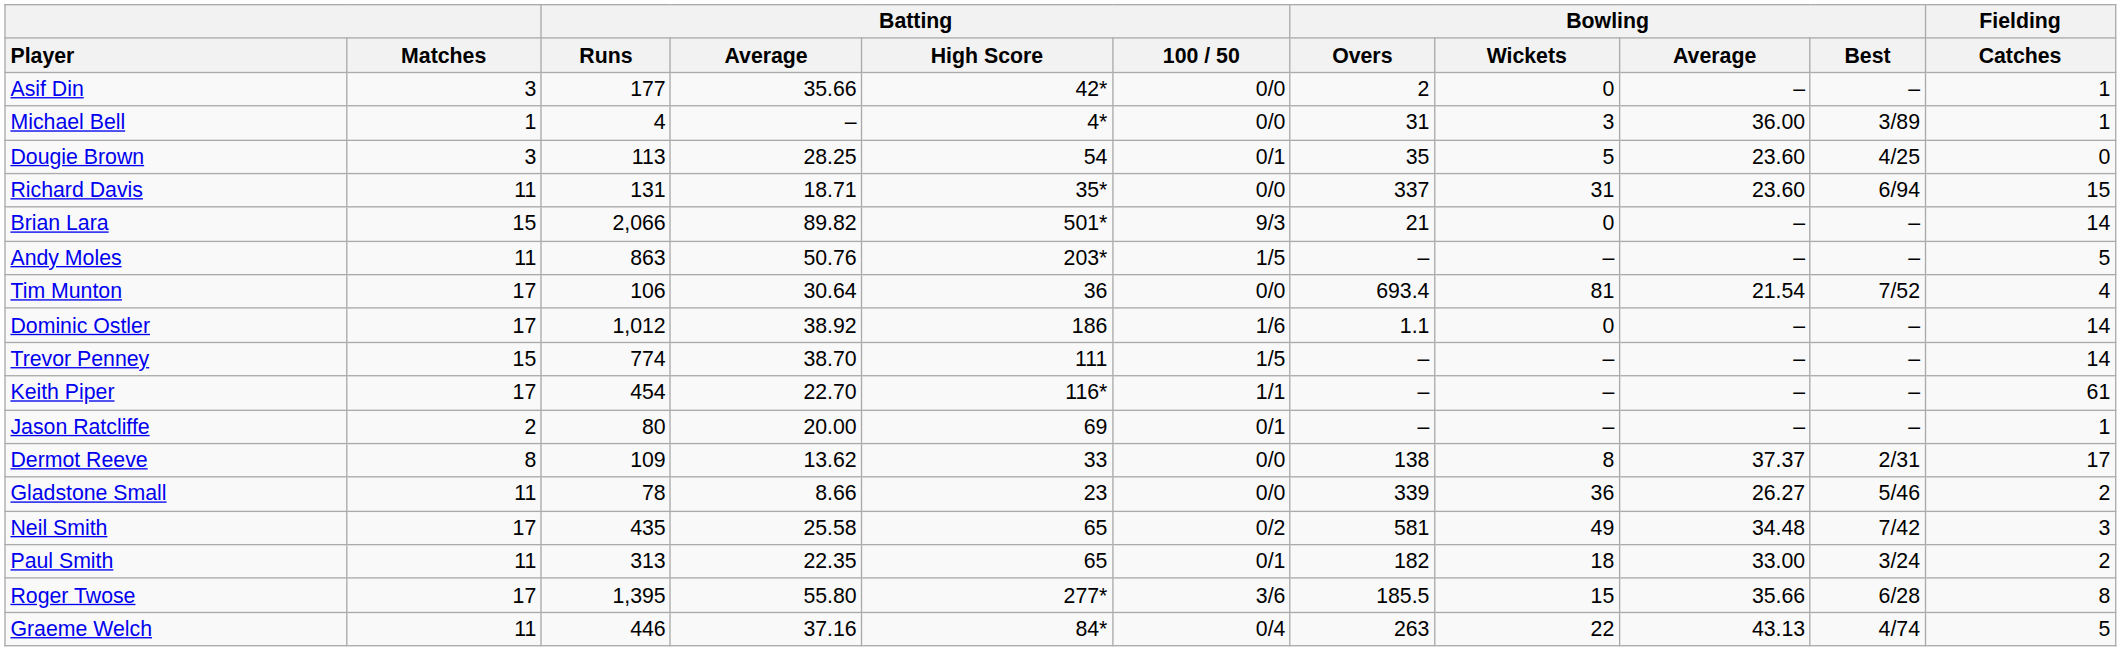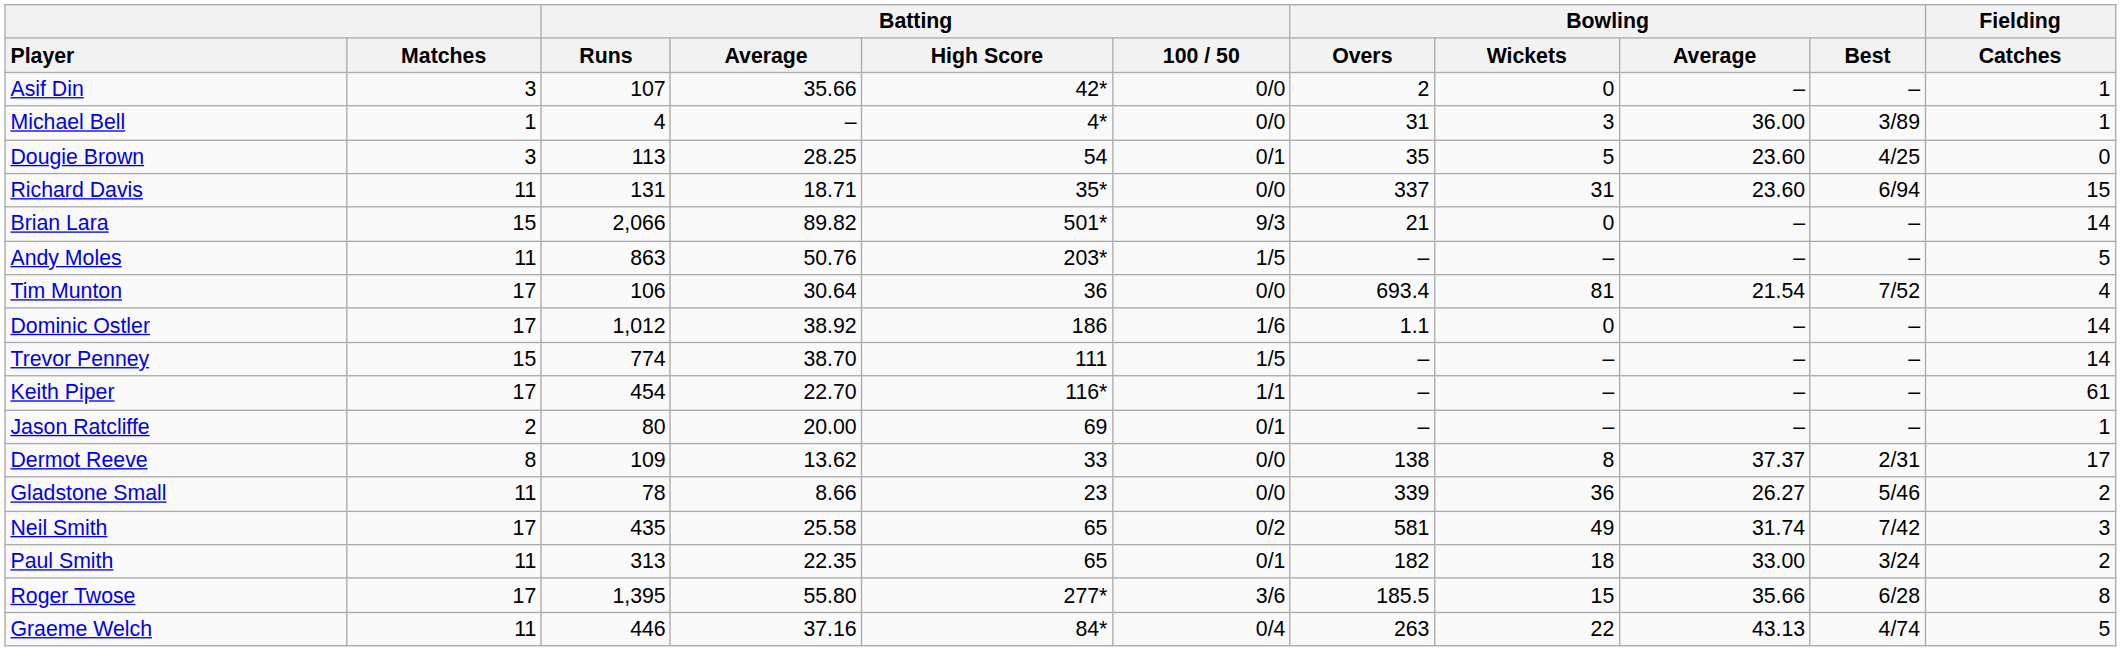(648, 88) 177 -> (648, 88) 107
(1779, 527) 34.48 -> (1779, 527) 31.74
